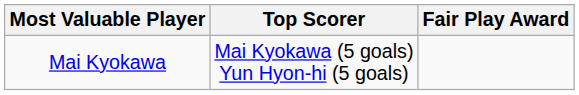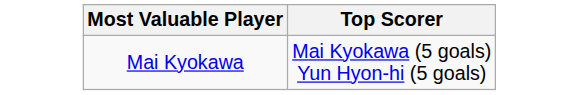- column: (496, 20)
